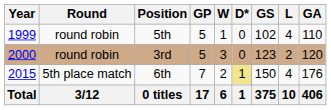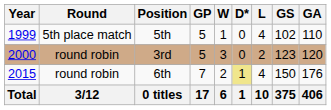columns swapped: (289, 14) <-> (265, 14)
(87, 34) round robin -> (87, 34) 5th place match
(87, 74) 5th place match -> (87, 74) round robin
